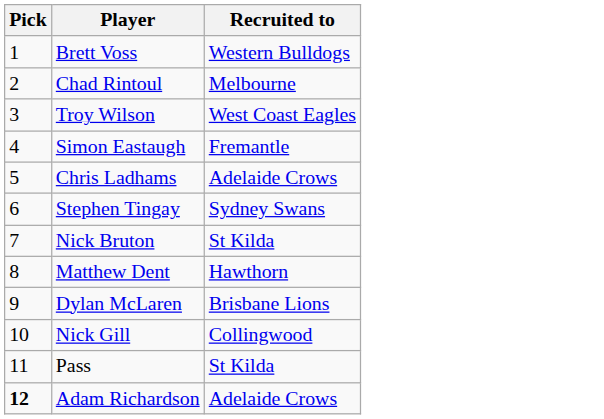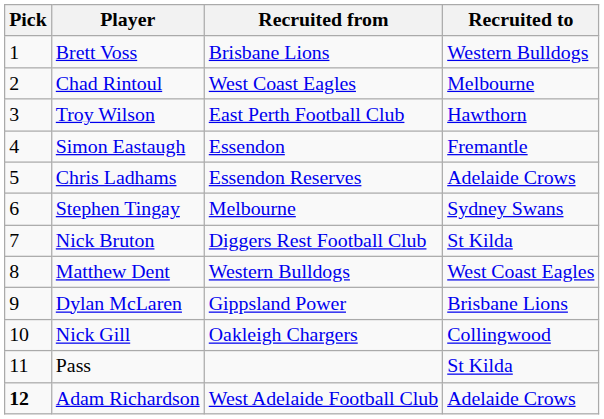+ column: (323, 20)
(282, 114) West Coast Eagles -> (487, 114) Hawthorn
(248, 271) Hawthorn -> (521, 271) West Coast Eagles
